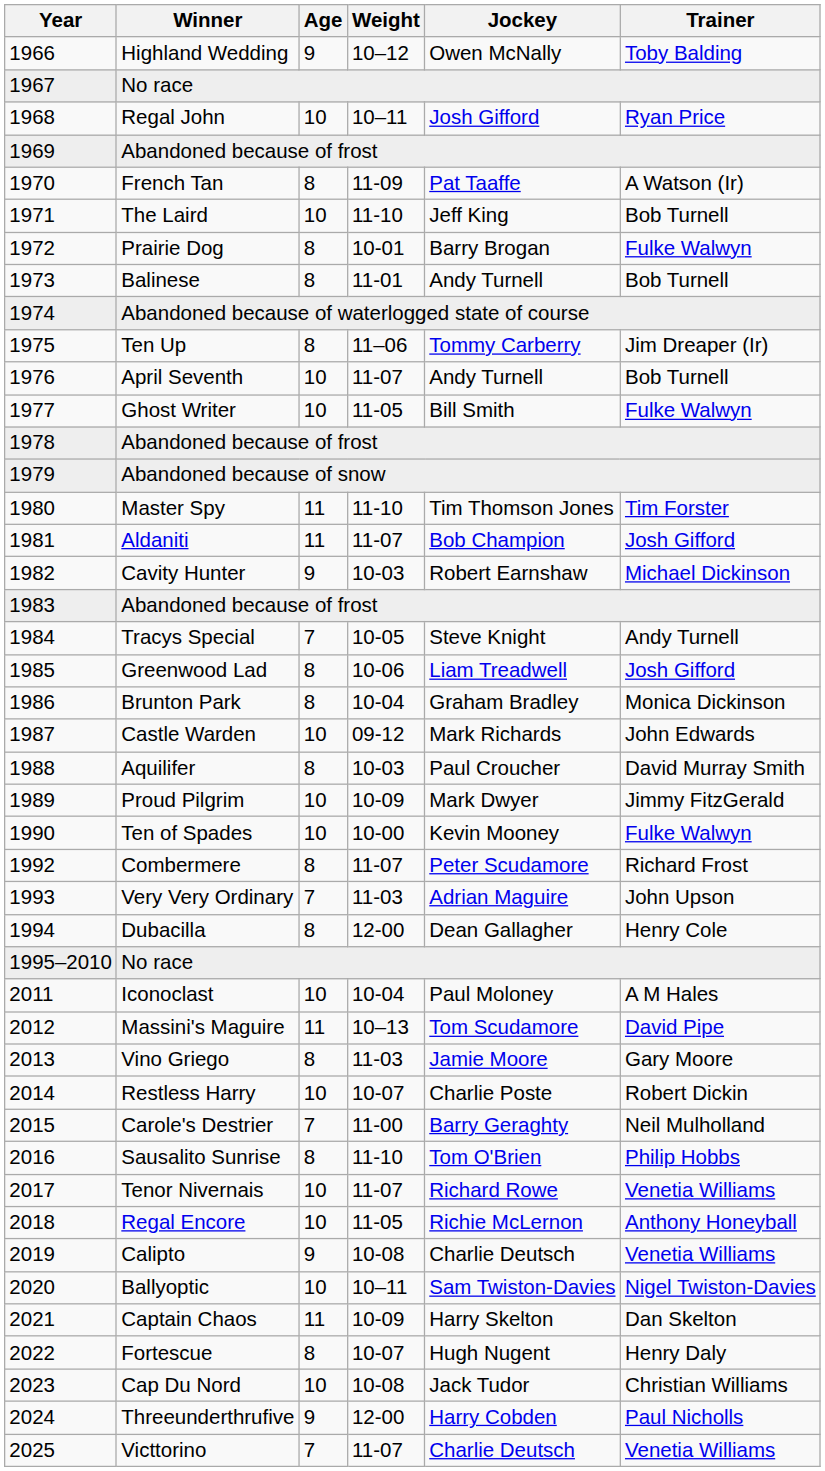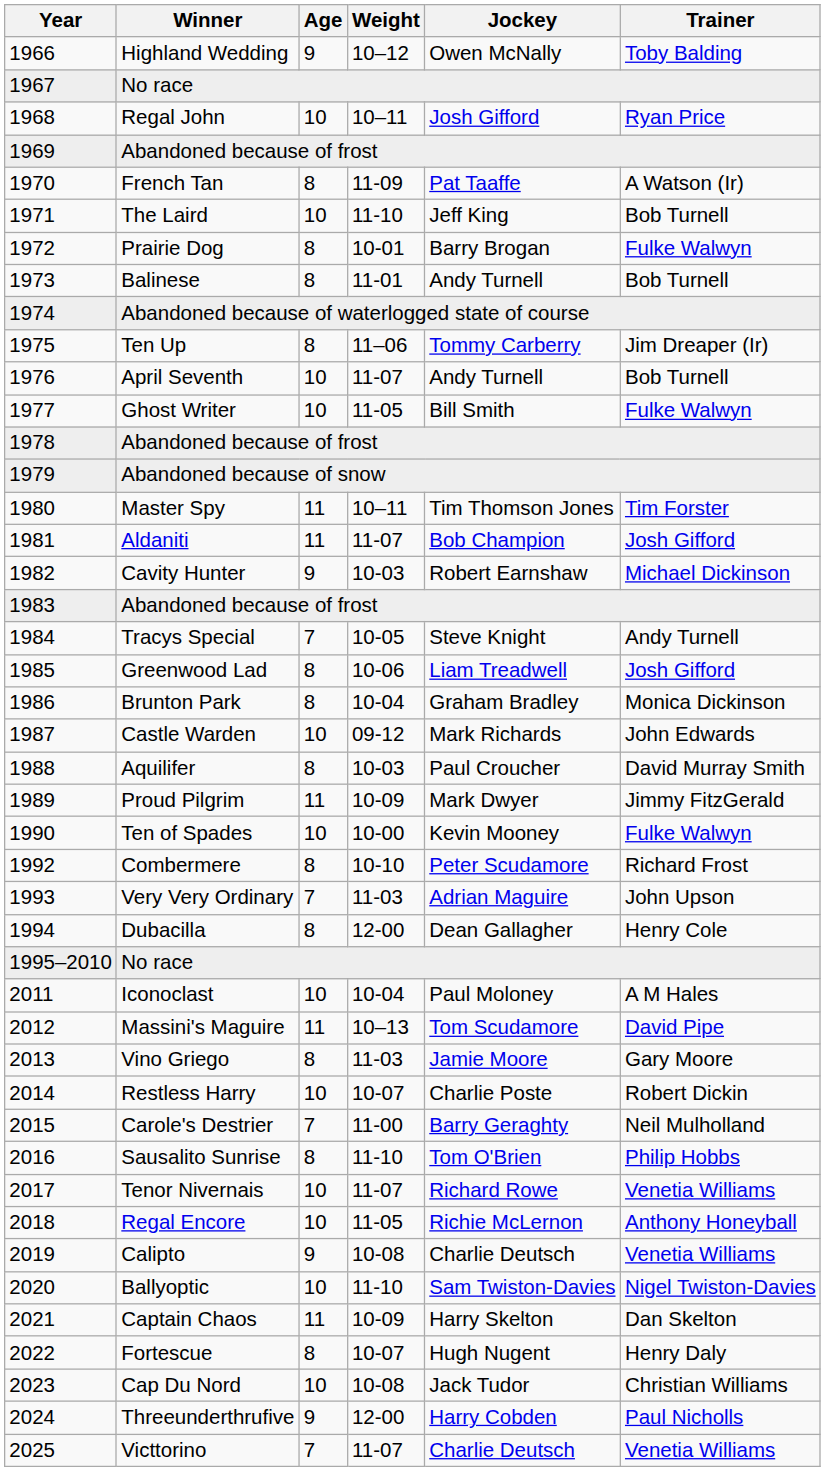(377, 507) 11-10 -> (380, 507) 10–11
(315, 800) 10 -> (314, 800) 11
(377, 865) 11-07 -> (378, 865) 10-10
(380, 1287) 10–11 -> (377, 1287) 11-10
